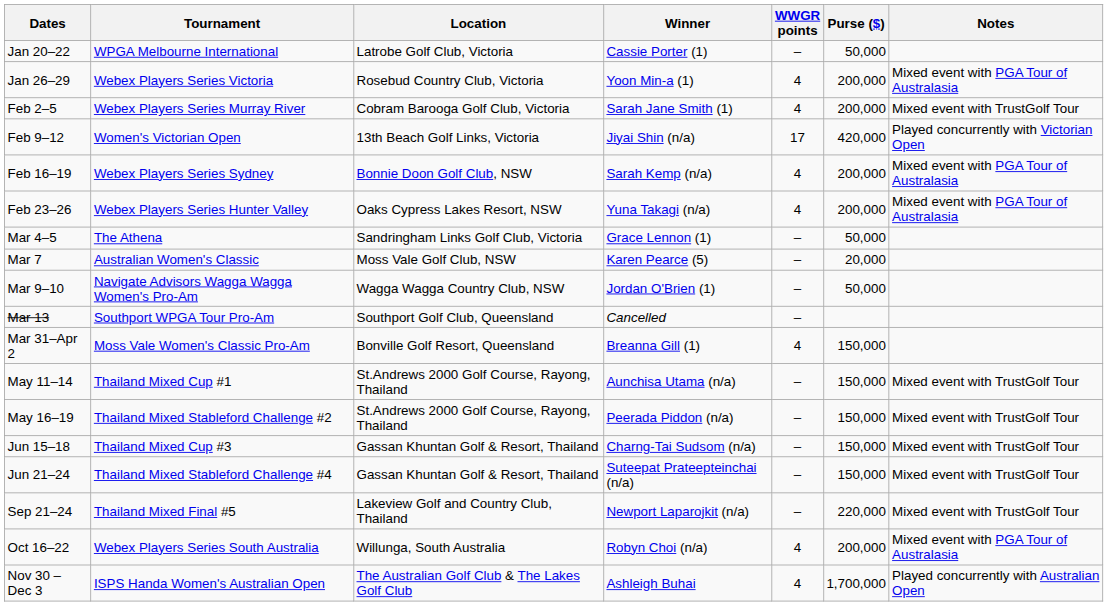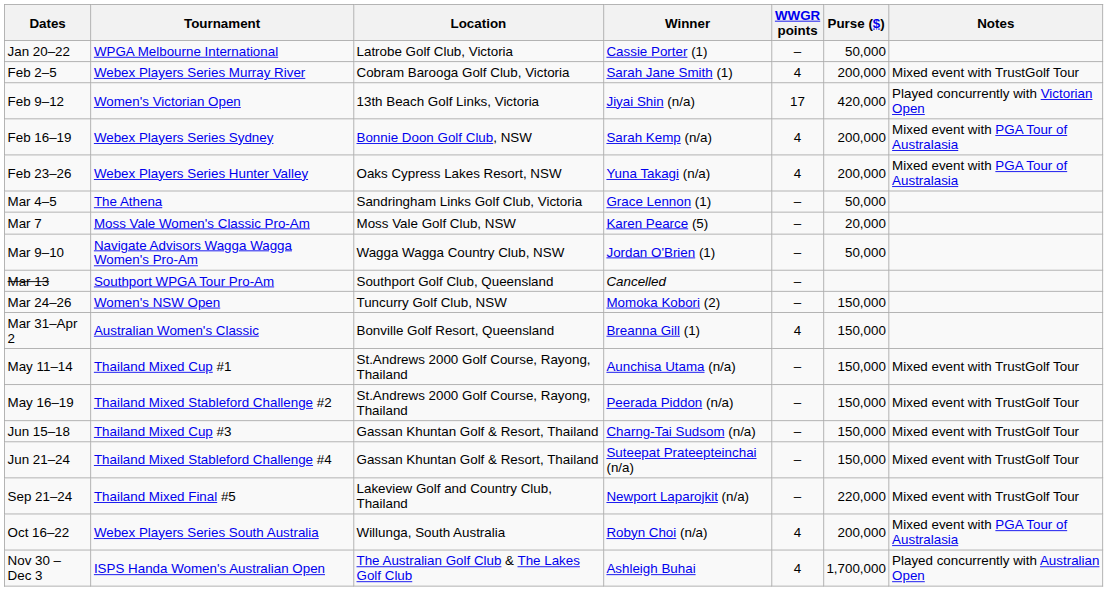- row: (39, 80)
(176, 259) Australian Women's Classic -> (202, 223) Moss Vale Women's Classic Pro-Am
+ row: (39, 302)
(202, 345) Moss Vale Women's Classic Pro-Am -> (176, 330) Australian Women's Classic
